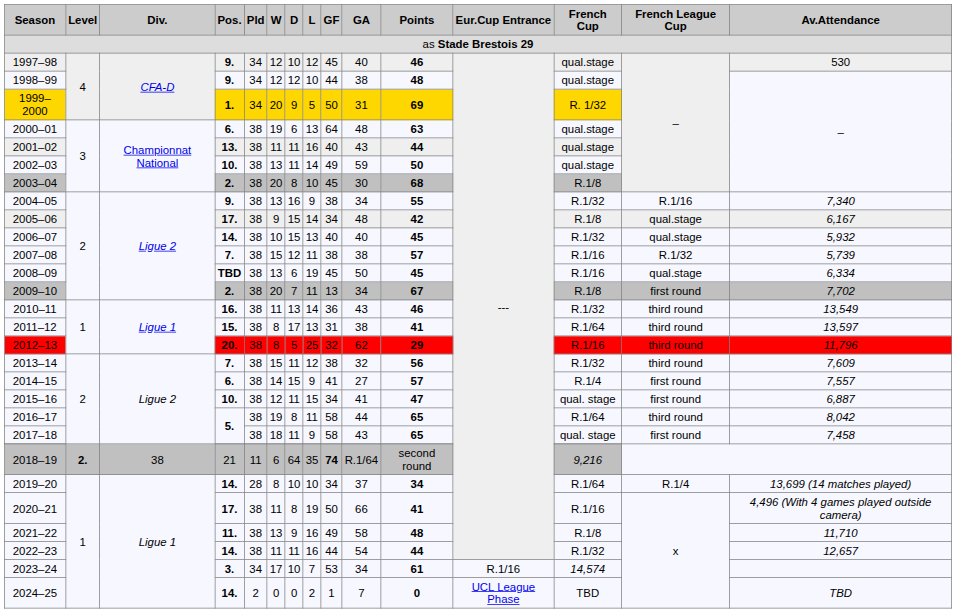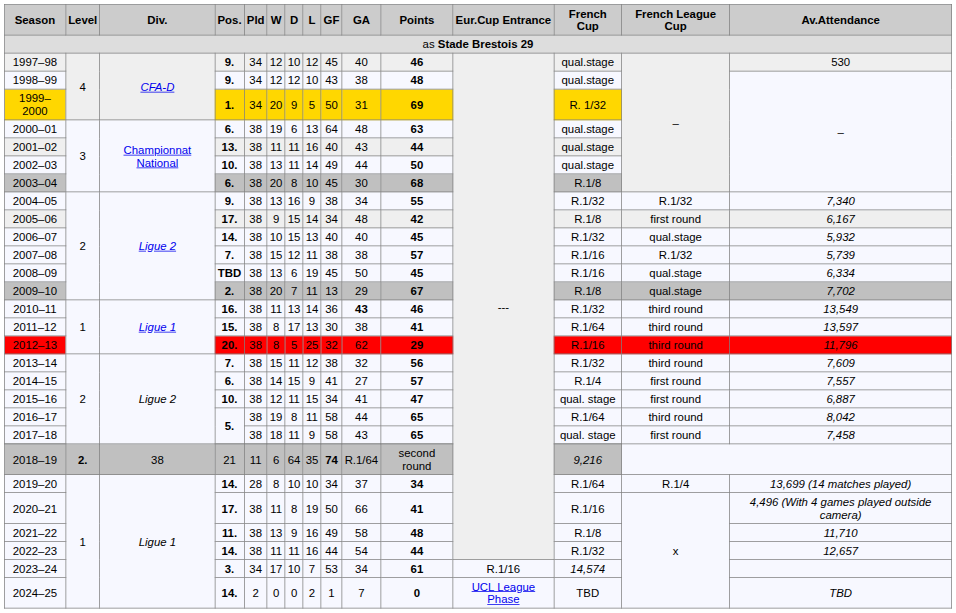(331, 80) 44 -> (331, 80) 43
(361, 165) 59 -> (361, 165) 44
(230, 183) 2. -> (230, 183) 6.
(676, 201) R.1/16 -> (676, 201) R.1/32
(676, 219) qual.stage -> (676, 219) first round
(361, 291) 34 -> (361, 291) 29
(676, 291) first round -> (676, 291) qual.stage
(361, 309) normal -> (361, 309) bold
(331, 327) 31 -> (331, 327) 30
